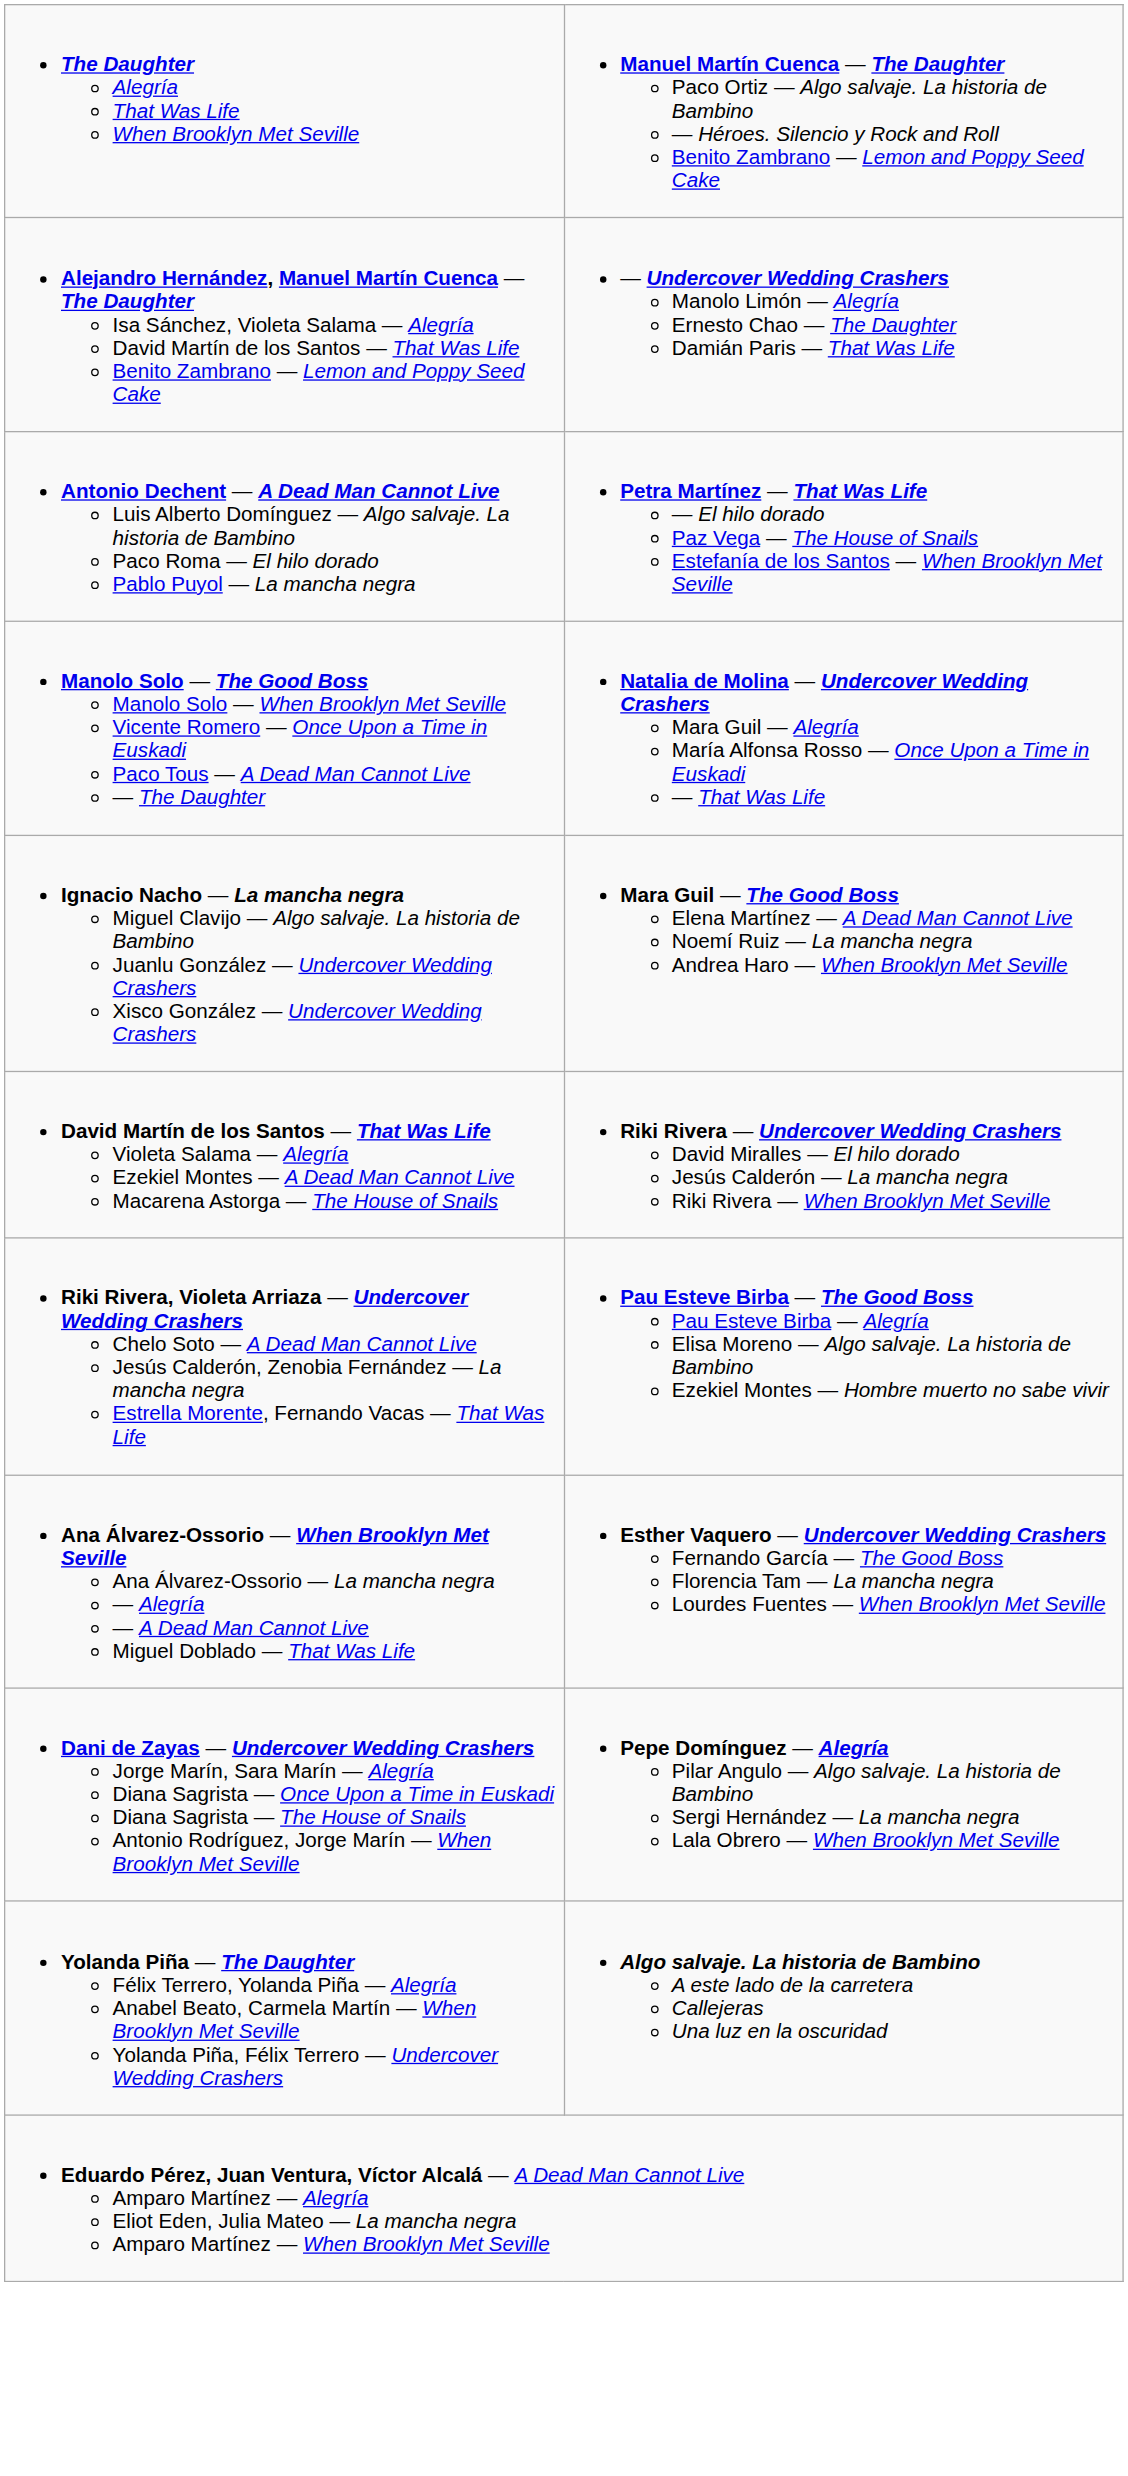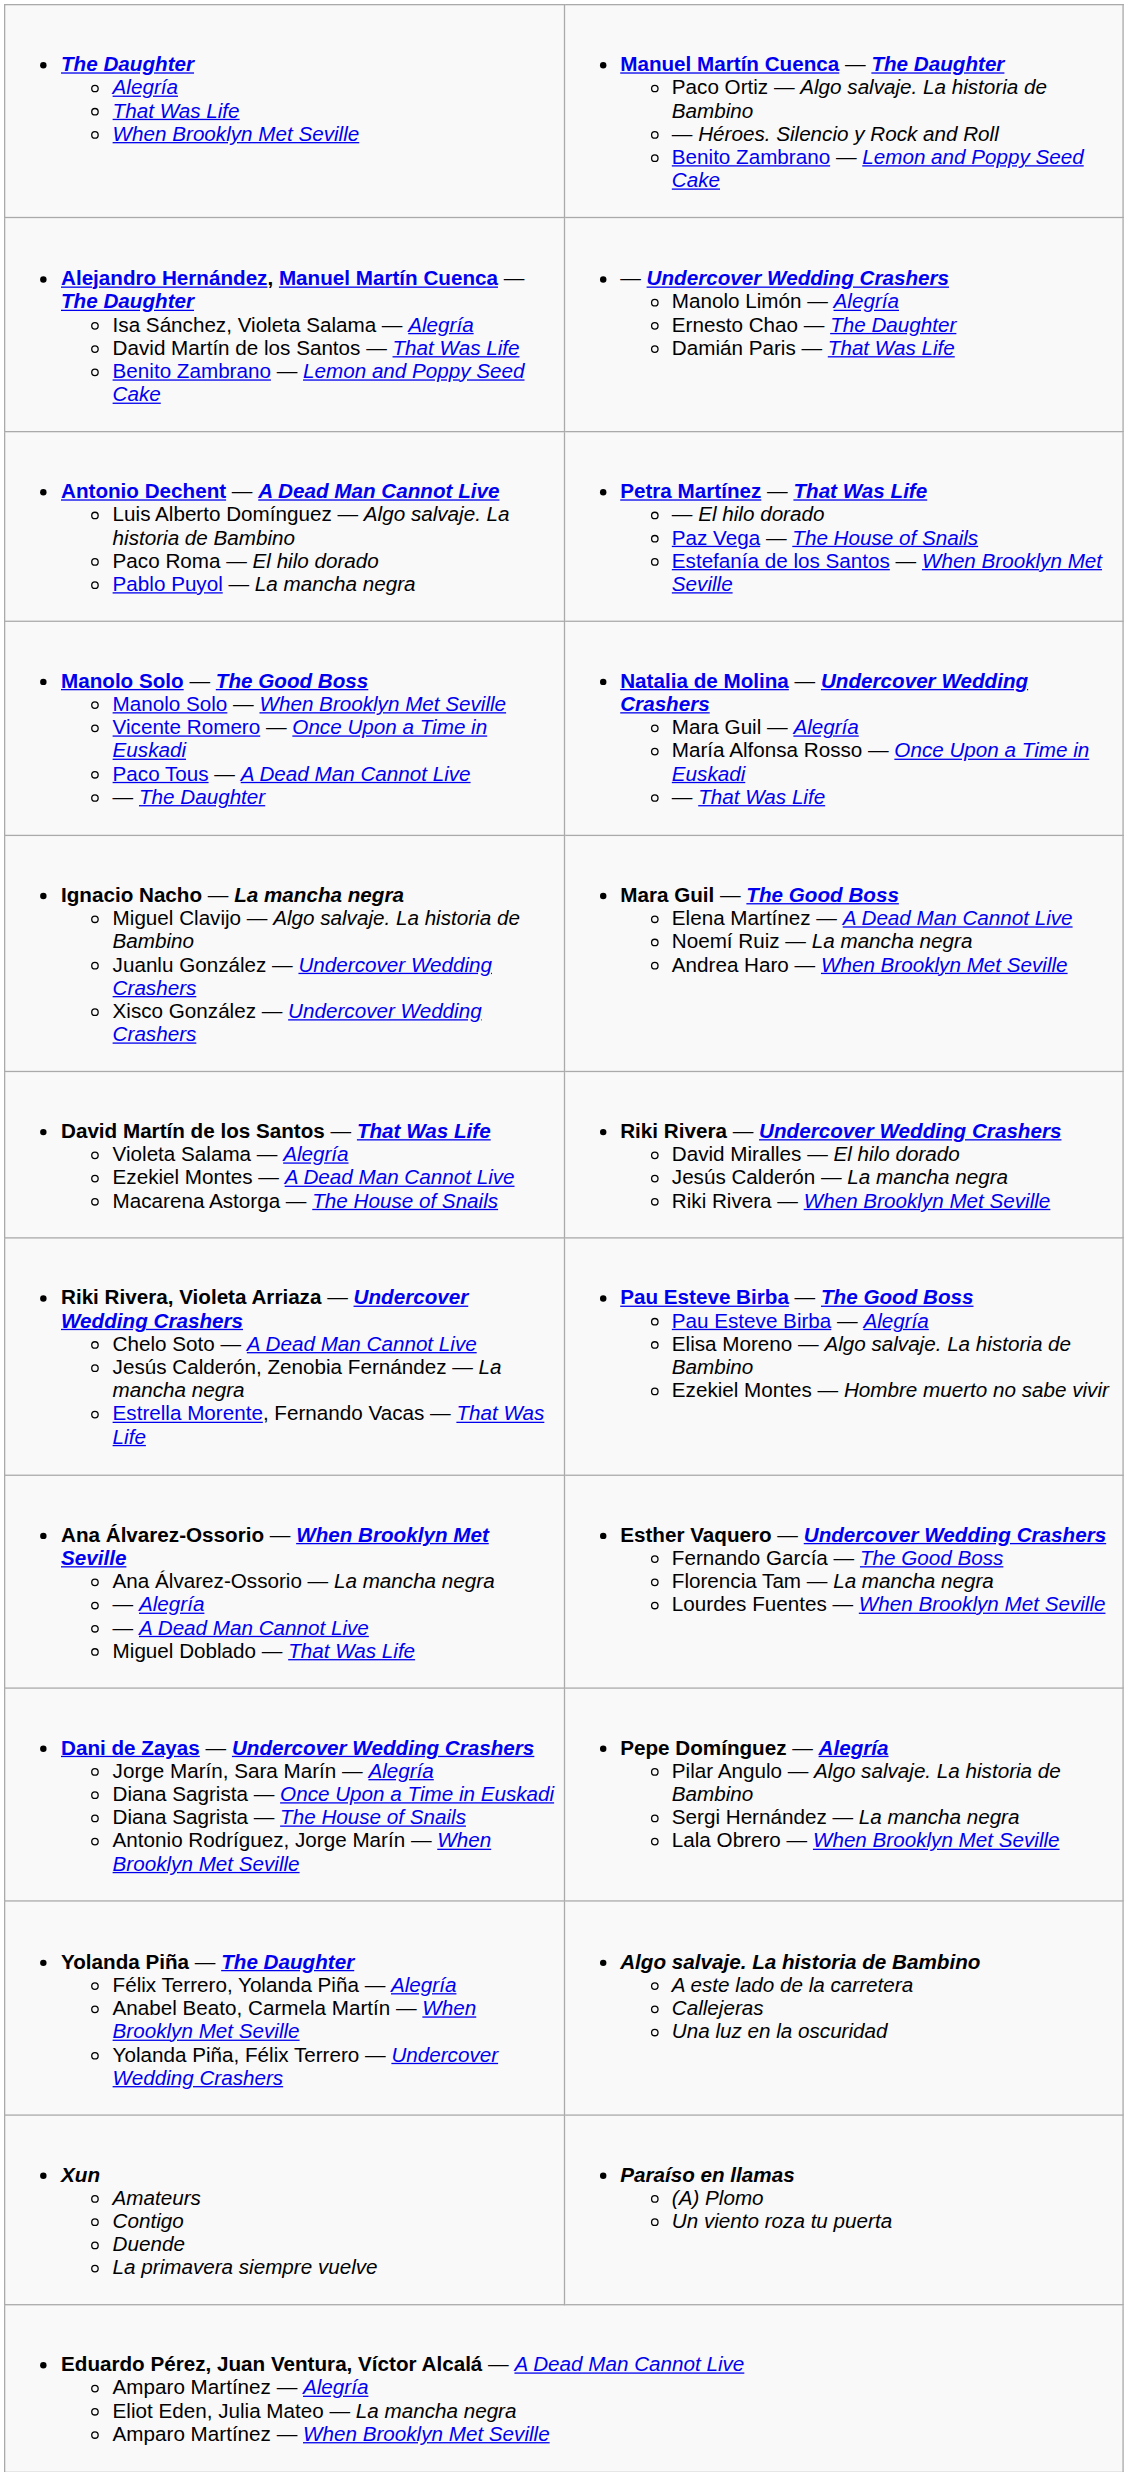+ row: (284, 2221)
